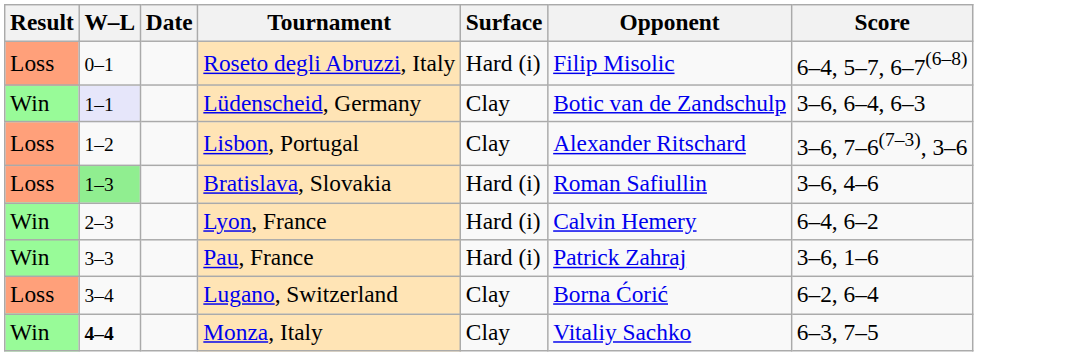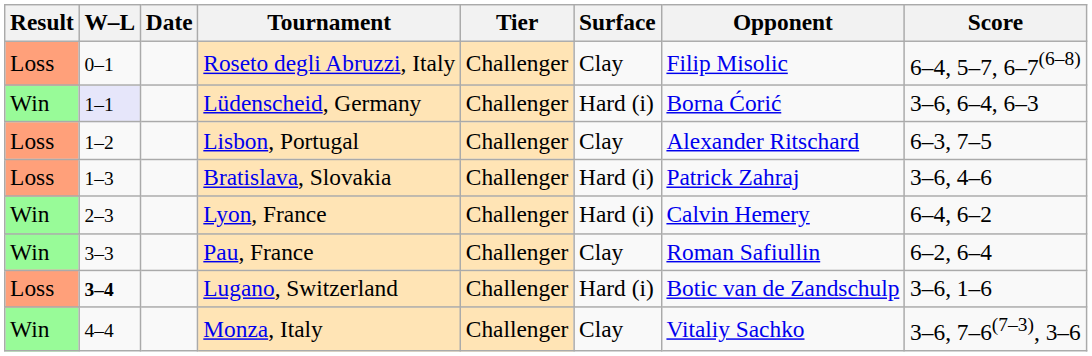+ column: (517, 23)
(503, 63) Hard (i) -> (601, 63) Clay
(488, 103) Clay -> (616, 103) Hard (i)
(670, 103) Botic van de Zandschulp -> (724, 103) Borna Ćorić
(882, 143) 3–6, 7–6(7–3), 3–6 -> (951, 140) 6–3, 7–5
(99, 185) lightgreen background -> (99, 178) no background
(630, 183) Roman Safiullin -> (733, 177) Patrick Zahraj
(503, 257) Hard (i) -> (601, 251) Clay
(620, 257) Patrick Zahraj -> (743, 251) Roman Safiullin
(838, 257) 3–6, 1–6 -> (951, 251) 6–2, 6–4
(99, 296) normal -> (99, 288) bold
(488, 294) Clay -> (616, 288) Hard (i)
(611, 294) Borna Ćorić -> (783, 288) Botic van de Zandschulp
(838, 294) 6–2, 6–4 -> (951, 288) 3–6, 1–6
(99, 332) bold -> (99, 330) normal
(838, 332) 6–3, 7–5 -> (995, 328) 3–6, 7–6(7–3), 3–6
